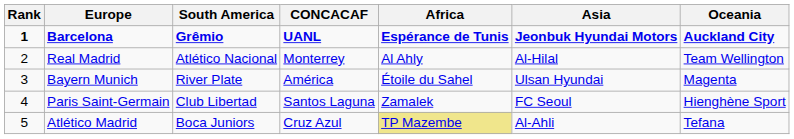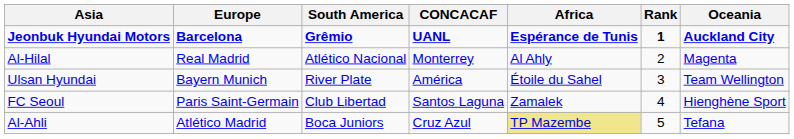columns swapped: (24, 15) <-> (596, 15)
(734, 58) Team Wellington -> (710, 58) Magenta
(710, 79) Magenta -> (734, 79) Team Wellington
